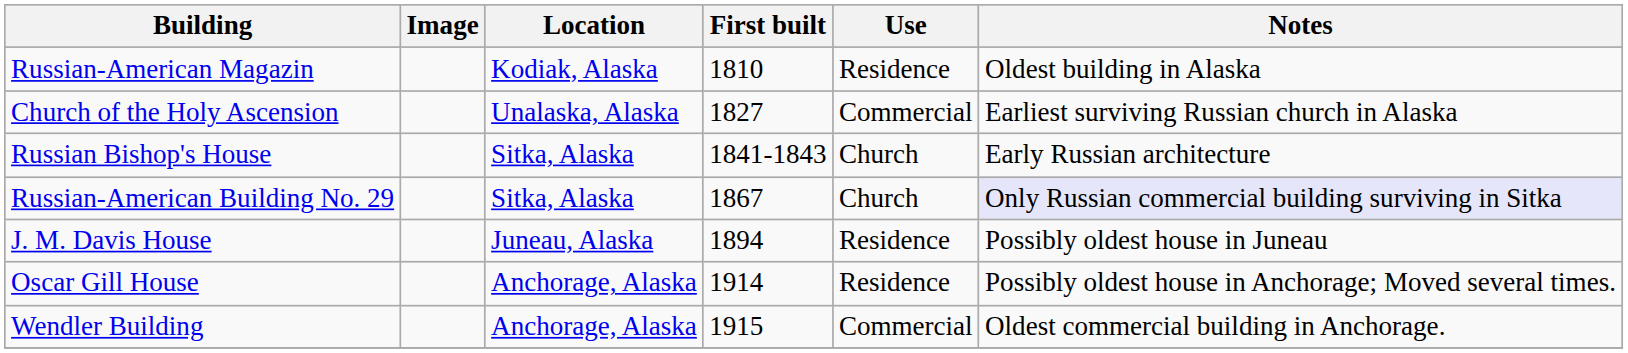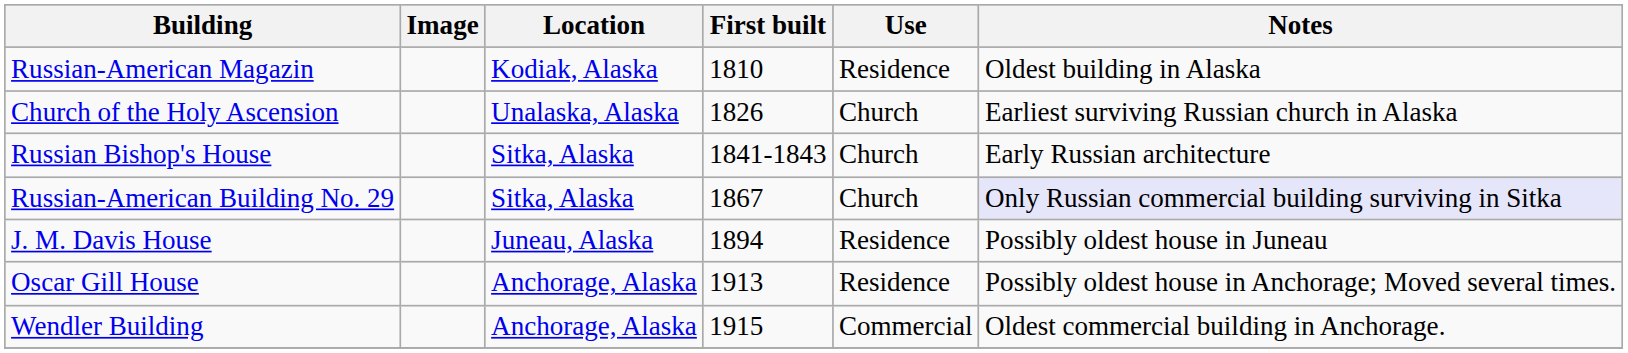(736, 111) 1827 -> (736, 111) 1826
(906, 111) Commercial -> (879, 111) Church
(736, 283) 1914 -> (736, 283) 1913
